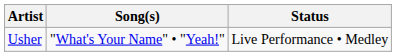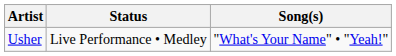columns swapped: (137, 15) <-> (310, 15)
